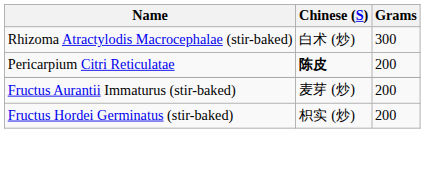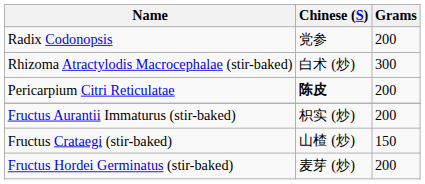+ row: (60, 39)
(327, 89) 麦芽 (炒) -> (327, 115) 枳实 (炒)
+ row: (90, 140)
(327, 115) 枳实 (炒) -> (327, 165) 麦芽 (炒)
